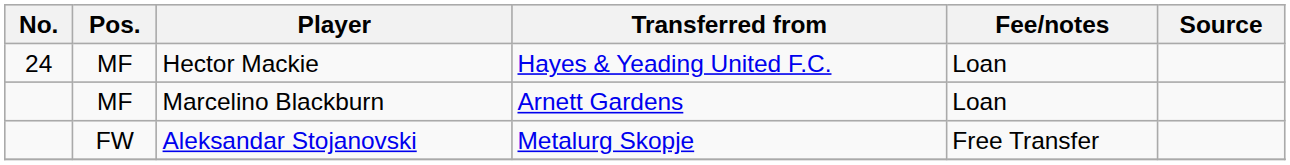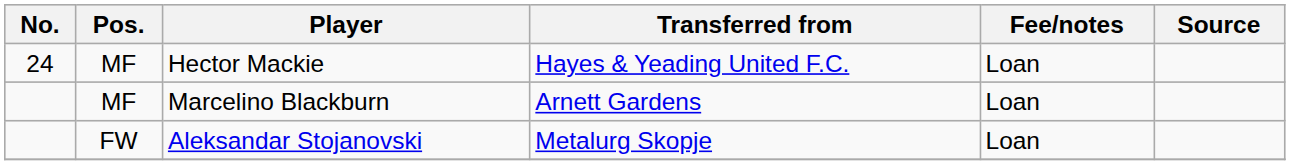(1026, 141) Free Transfer -> (1013, 141) Loan
